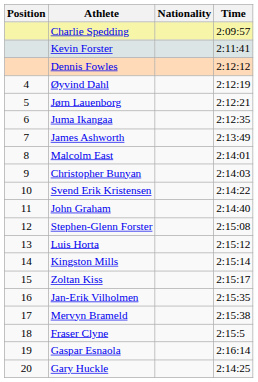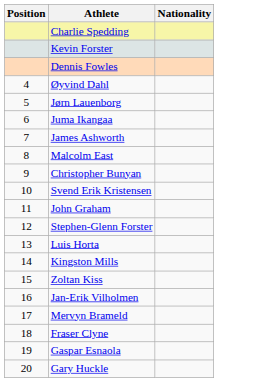- column: (233, 13)
